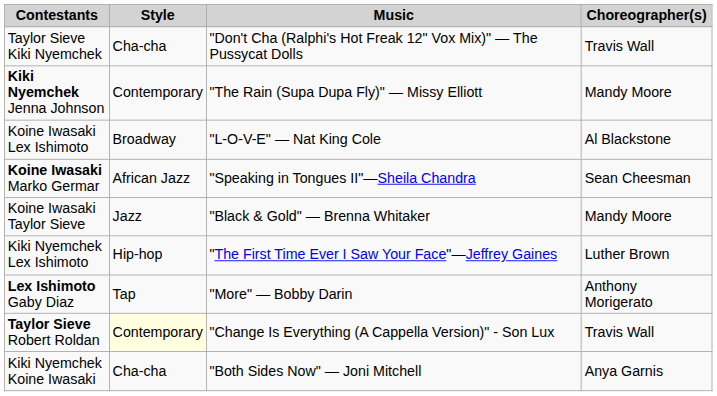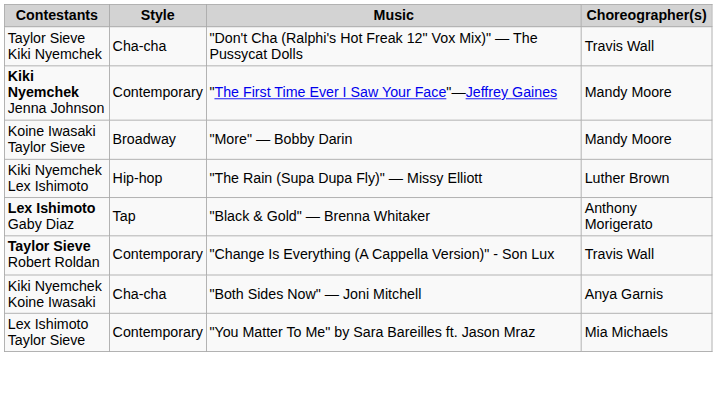(346, 92) "The Rain (Supa Dupa Fly)" — Missy Elliott -> (383, 92) "The First Time Ever I Saw Your Face"—Jeffrey Gaines
- row: (52, 139)
- row: (55, 178)
(127, 216) Jazz -> (144, 139) Broadway
(320, 216) "Black & Gold" — Brenna Whitaker -> (281, 139) "More" — Bobby Darin
(383, 255) "The First Time Ever I Saw Your Face"—Jeffrey Gaines -> (346, 178) "The Rain (Supa Dupa Fly)" — Missy Elliott
(281, 294) "More" — Bobby Darin -> (320, 216) "Black & Gold" — Brenna Whitaker
(158, 332) lightyellow background -> (158, 255) no background
+ row: (48, 332)
